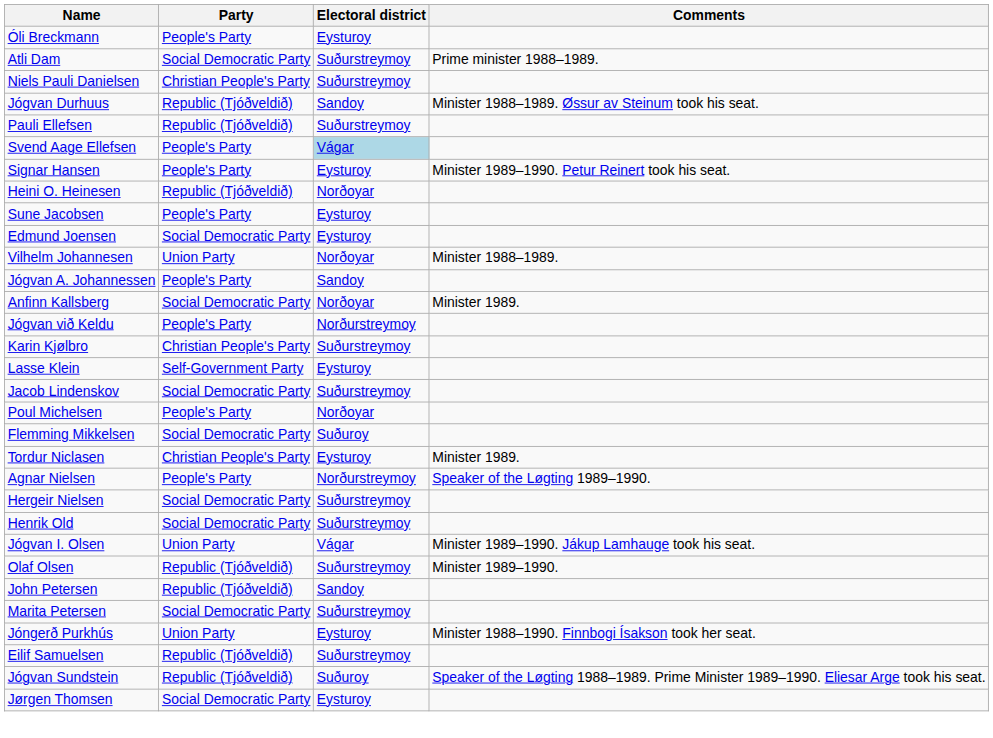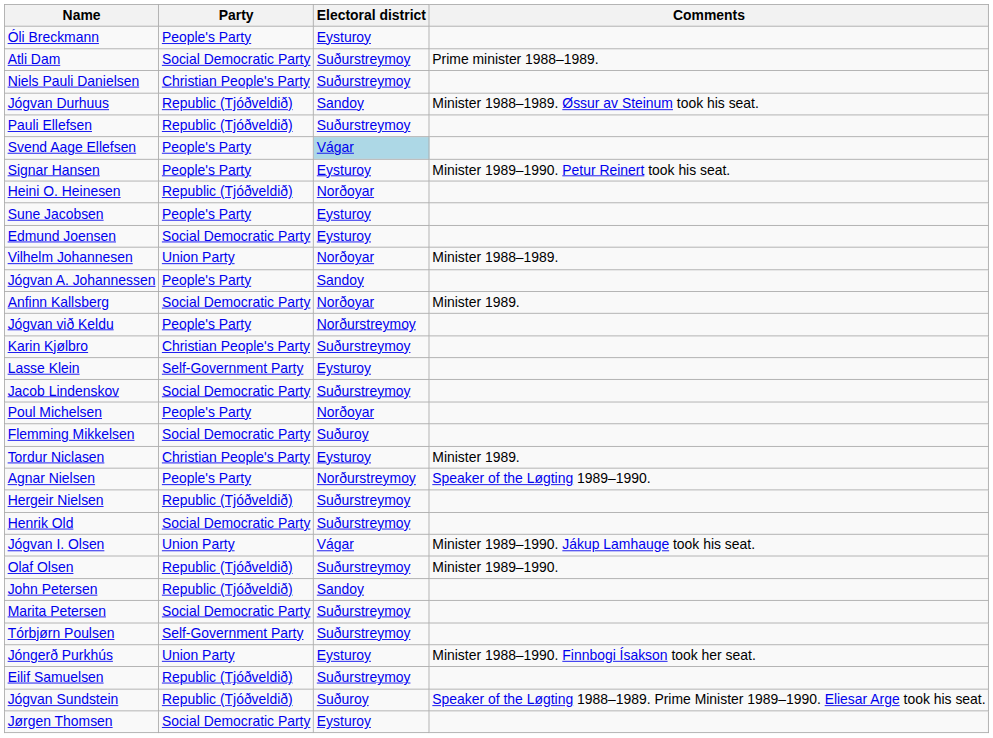(236, 501) Social Democratic Party -> (227, 501) Republic (Tjóðveldið)
+ row: (61, 633)
